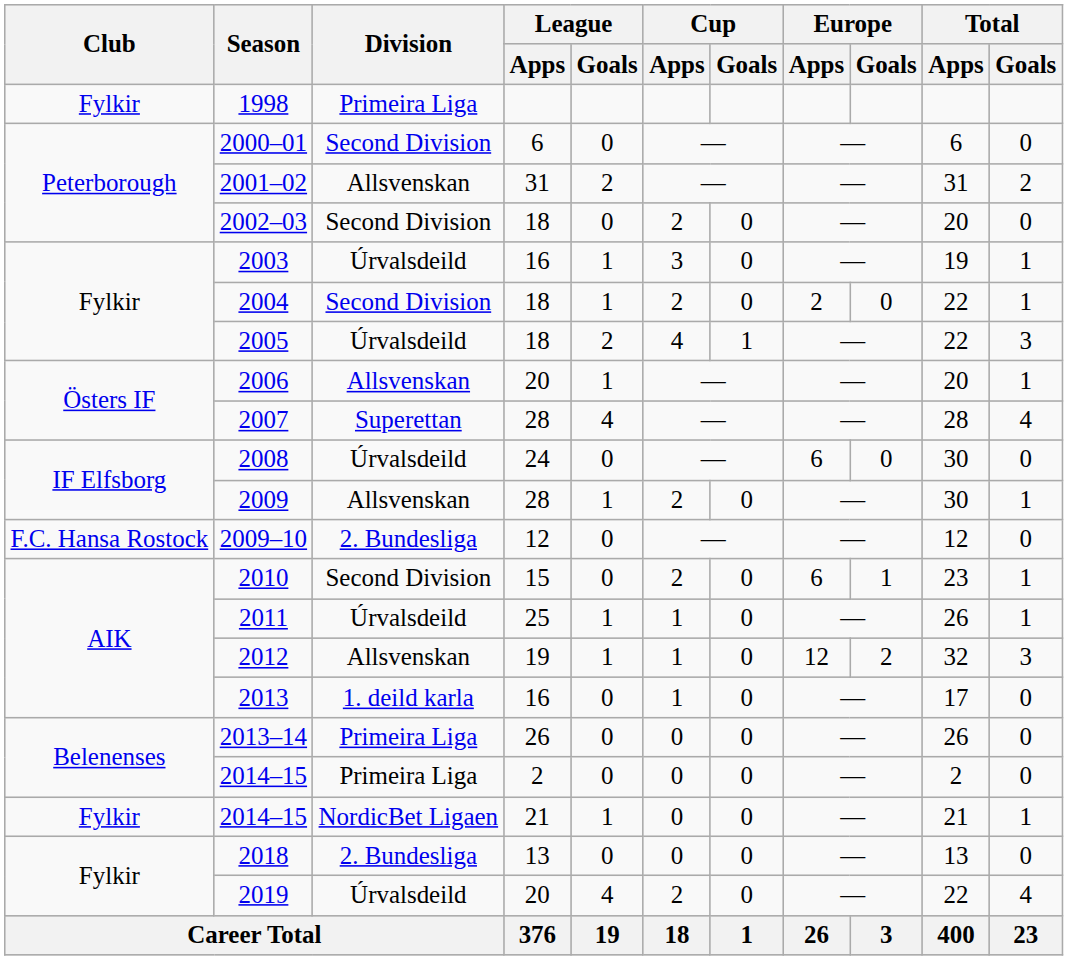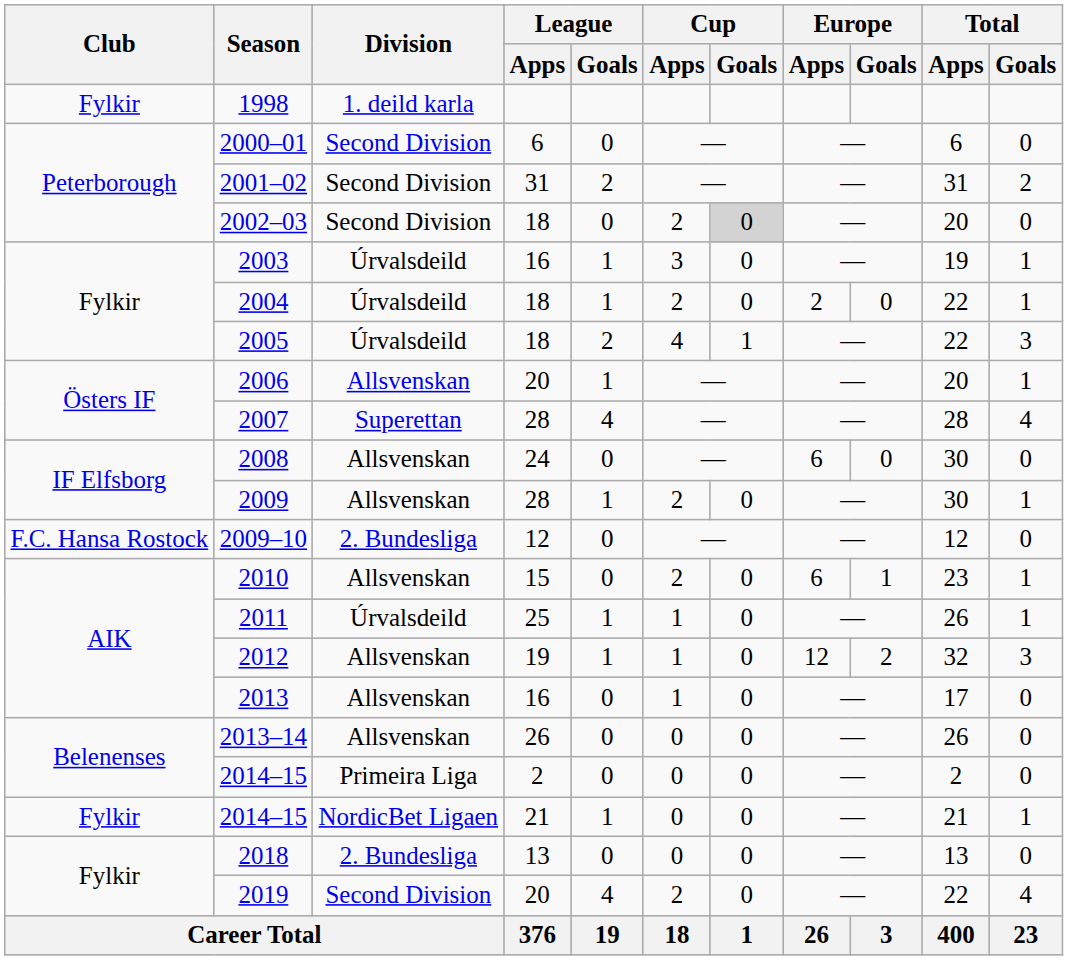(408, 103) Primeira Liga -> (408, 103) 1. deild karla
(408, 182) Allsvenskan -> (408, 182) Second Division
(747, 222) no background -> (747, 222) lightgrey background
(408, 301) Second Division -> (408, 301) Úrvalsdeild
(408, 459) Úrvalsdeild -> (408, 459) Allsvenskan
(408, 578) Second Division -> (408, 578) Allsvenskan
(408, 697) 1. deild karla -> (408, 697) Allsvenskan
(408, 736) Primeira Liga -> (408, 736) Allsvenskan
(408, 895) Úrvalsdeild -> (408, 895) Second Division
